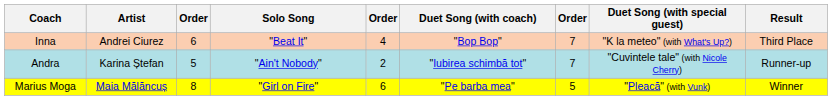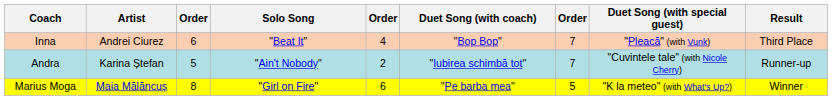(667, 41) "K la meteo" (with What's Up?) -> (667, 41) "Pleacă" (with Vunk)
(667, 86) "Pleacă" (with Vunk) -> (667, 86) "K la meteo" (with What's Up?)
